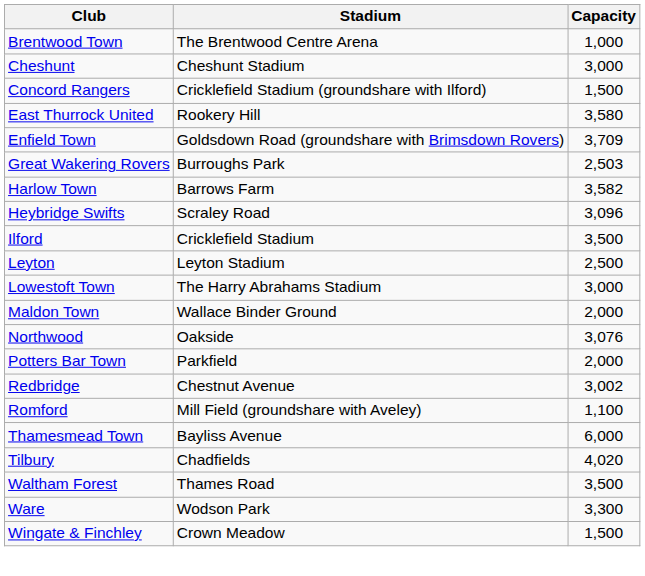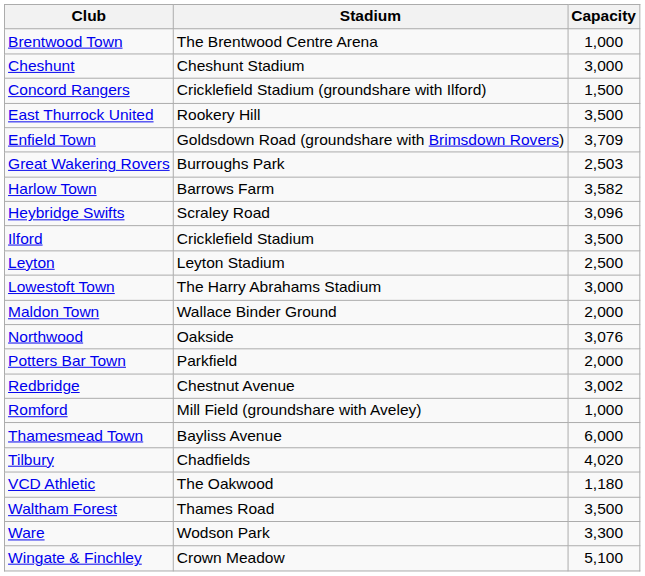(604, 115) 3,580 -> (604, 115) 3,500
(604, 410) 1,100 -> (604, 410) 1,000
+ row: (52, 484)
(604, 533) 1,500 -> (604, 558) 5,100
